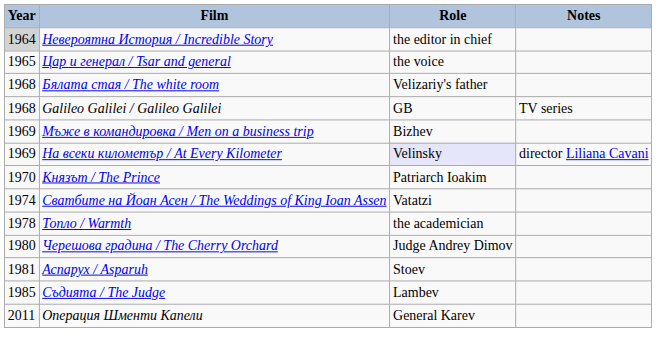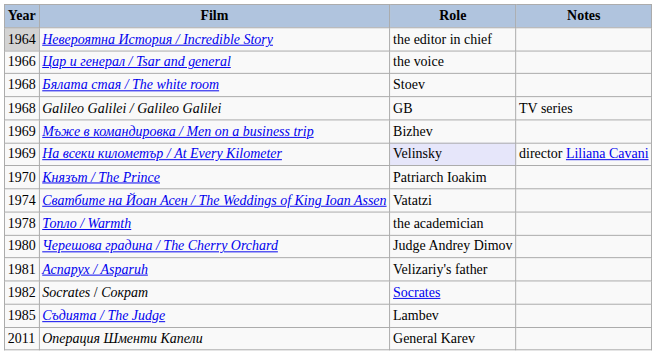(22, 62) 1965 -> (22, 62) 1966
(440, 85) Velizariy's father -> (409, 85) Stoev
(409, 269) Stoev -> (440, 269) Velizariy's father
+ row: (95, 292)
